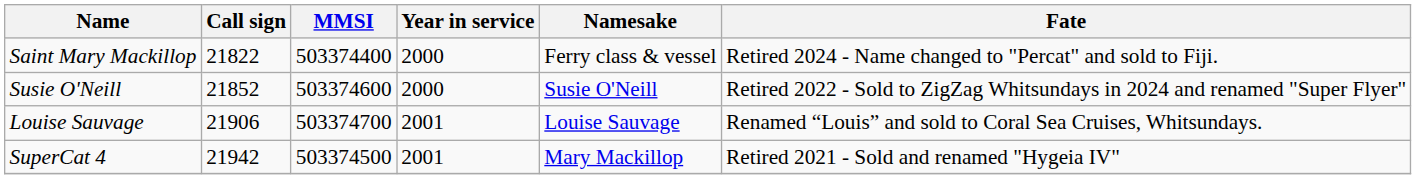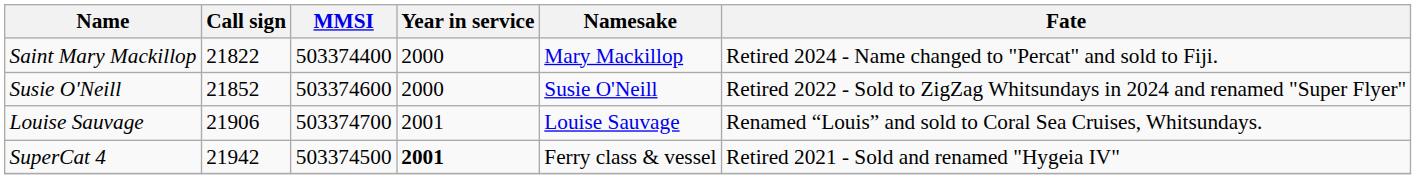(630, 55) Ferry class & vessel -> (614, 55) Mary Mackillop
(423, 156) normal -> (423, 156) bold
(614, 156) Mary Mackillop -> (630, 156) Ferry class & vessel
